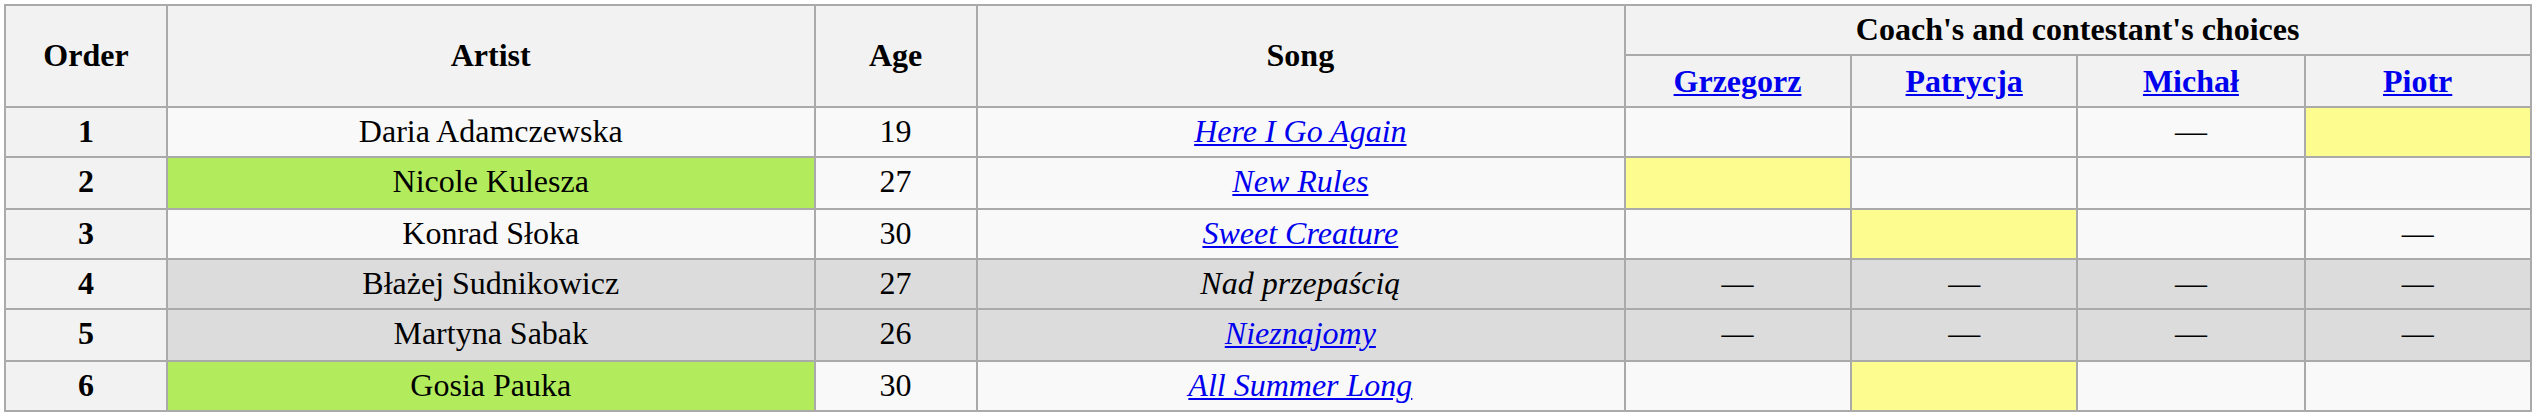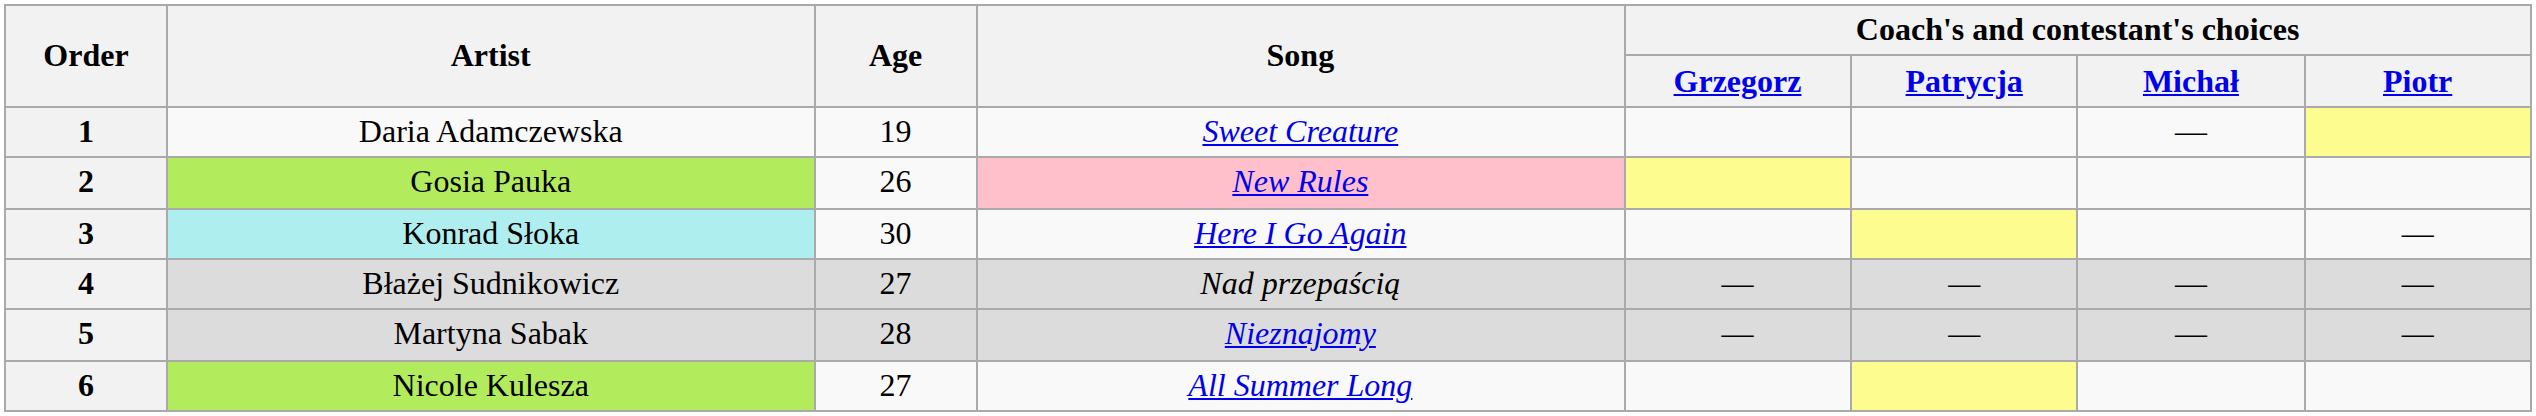(1300, 131) Here I Go Again -> (1300, 131) Sweet Creature
(491, 182) Nicole Kulesza -> (491, 182) Gosia Pauka
(896, 182) 27 -> (896, 182) 26
(1300, 182) no background -> (1300, 182) pink background
(491, 232) no background -> (491, 232) paleturquoise background
(1300, 232) Sweet Creature -> (1300, 232) Here I Go Again
(896, 334) 26 -> (896, 334) 28
(491, 385) Gosia Pauka -> (491, 385) Nicole Kulesza
(896, 385) 30 -> (896, 385) 27
